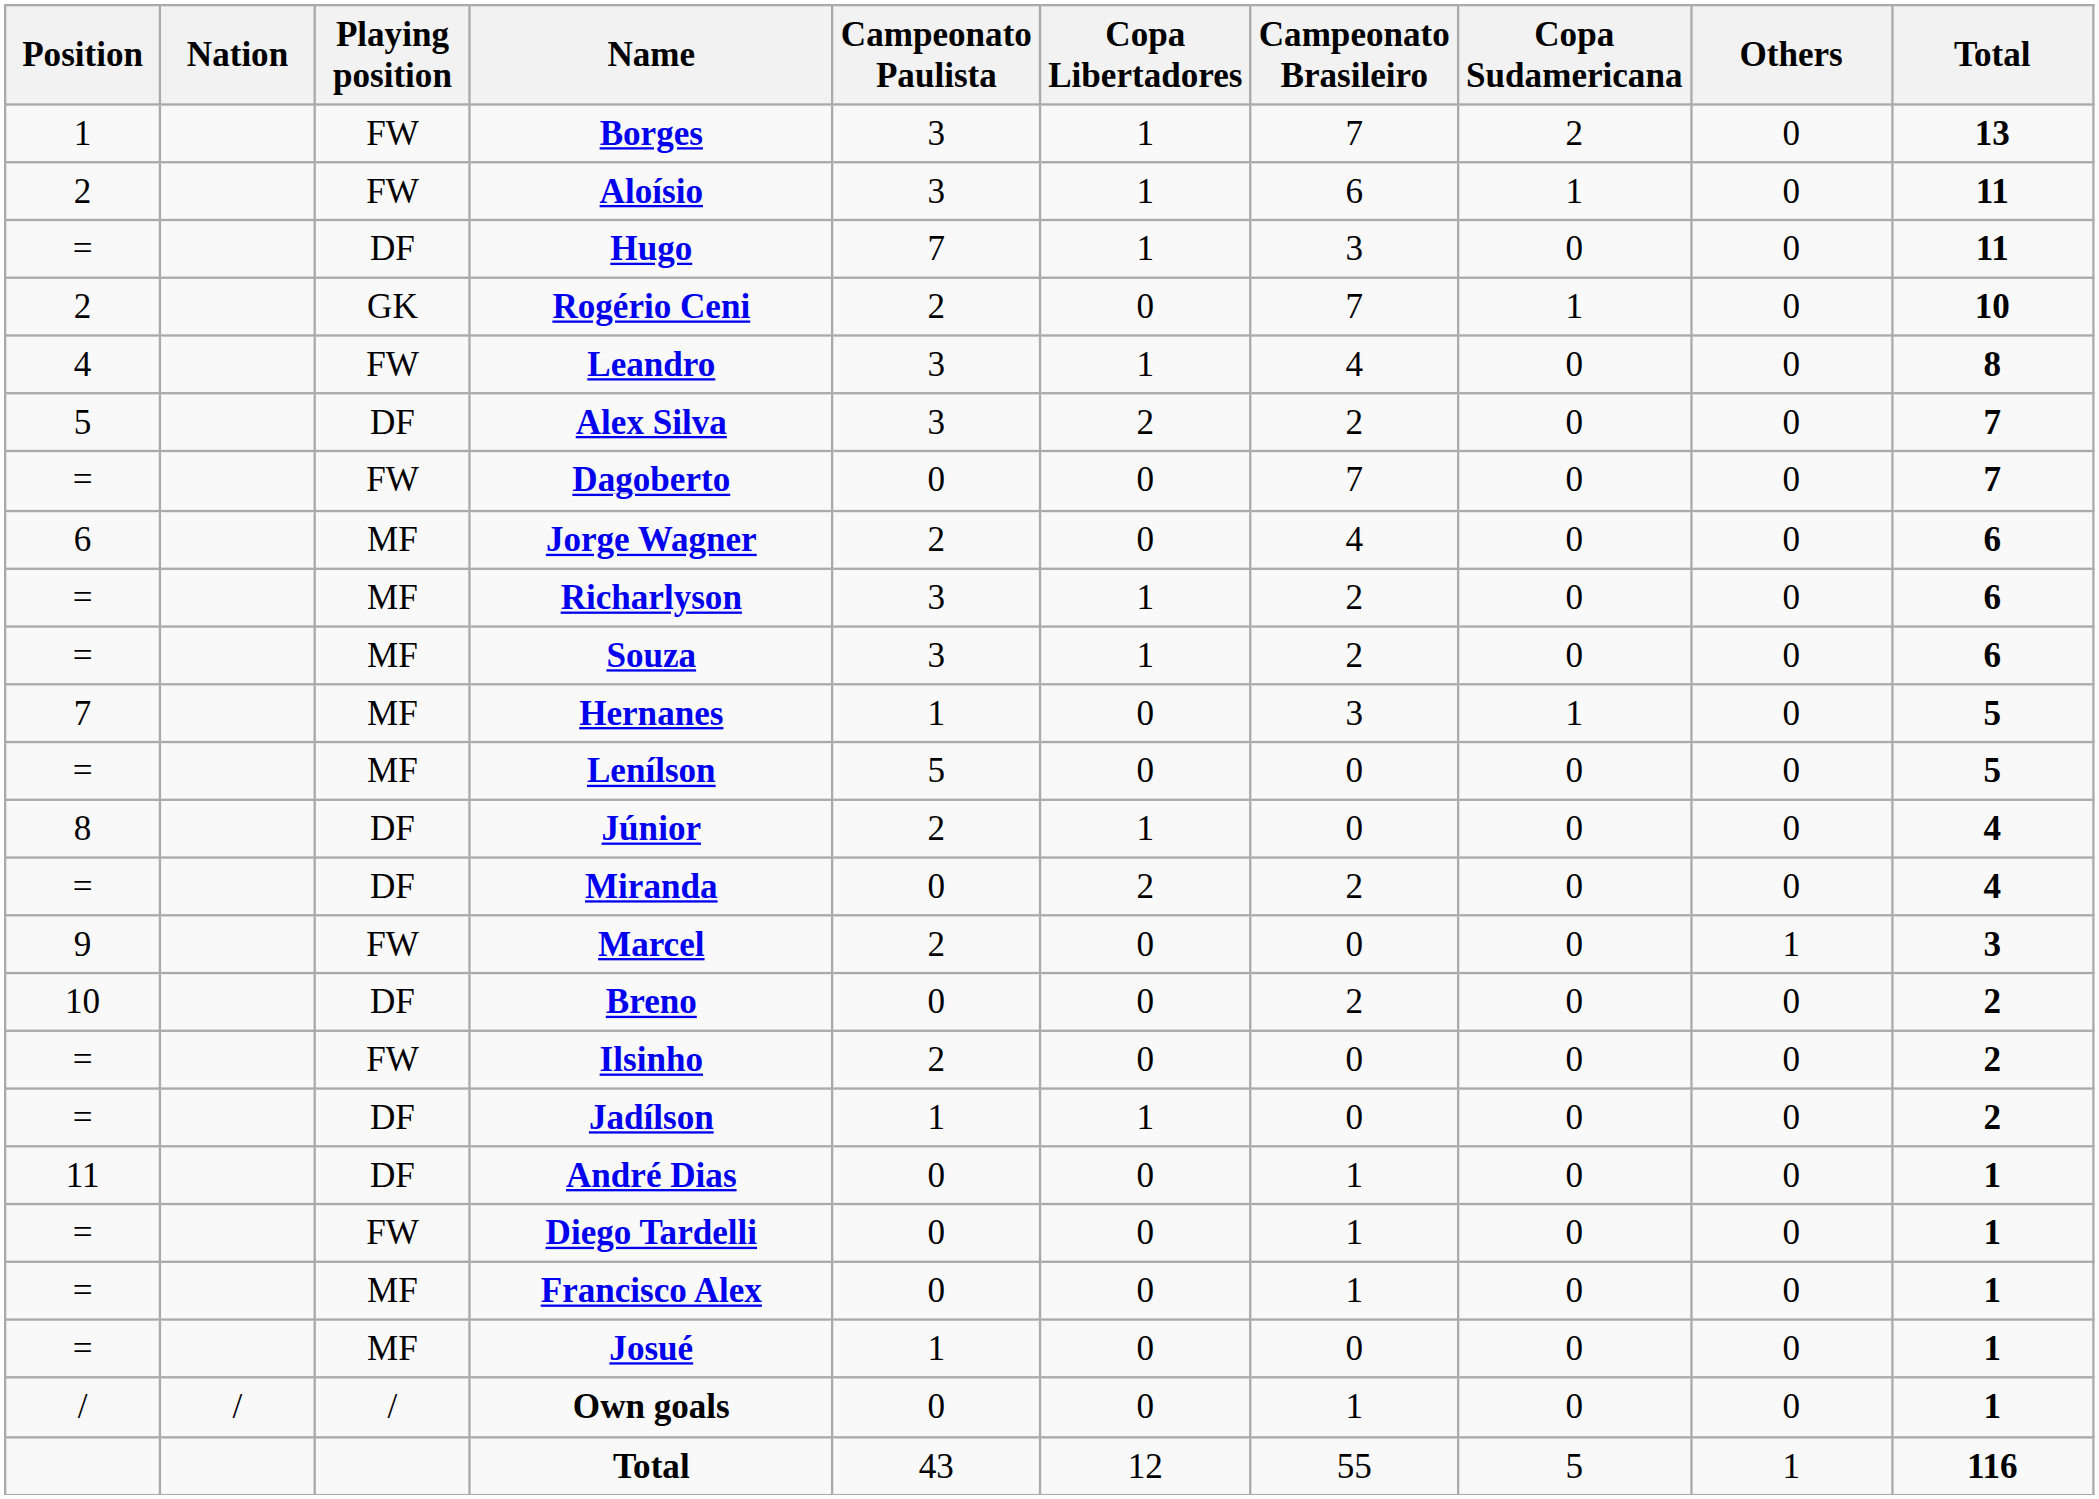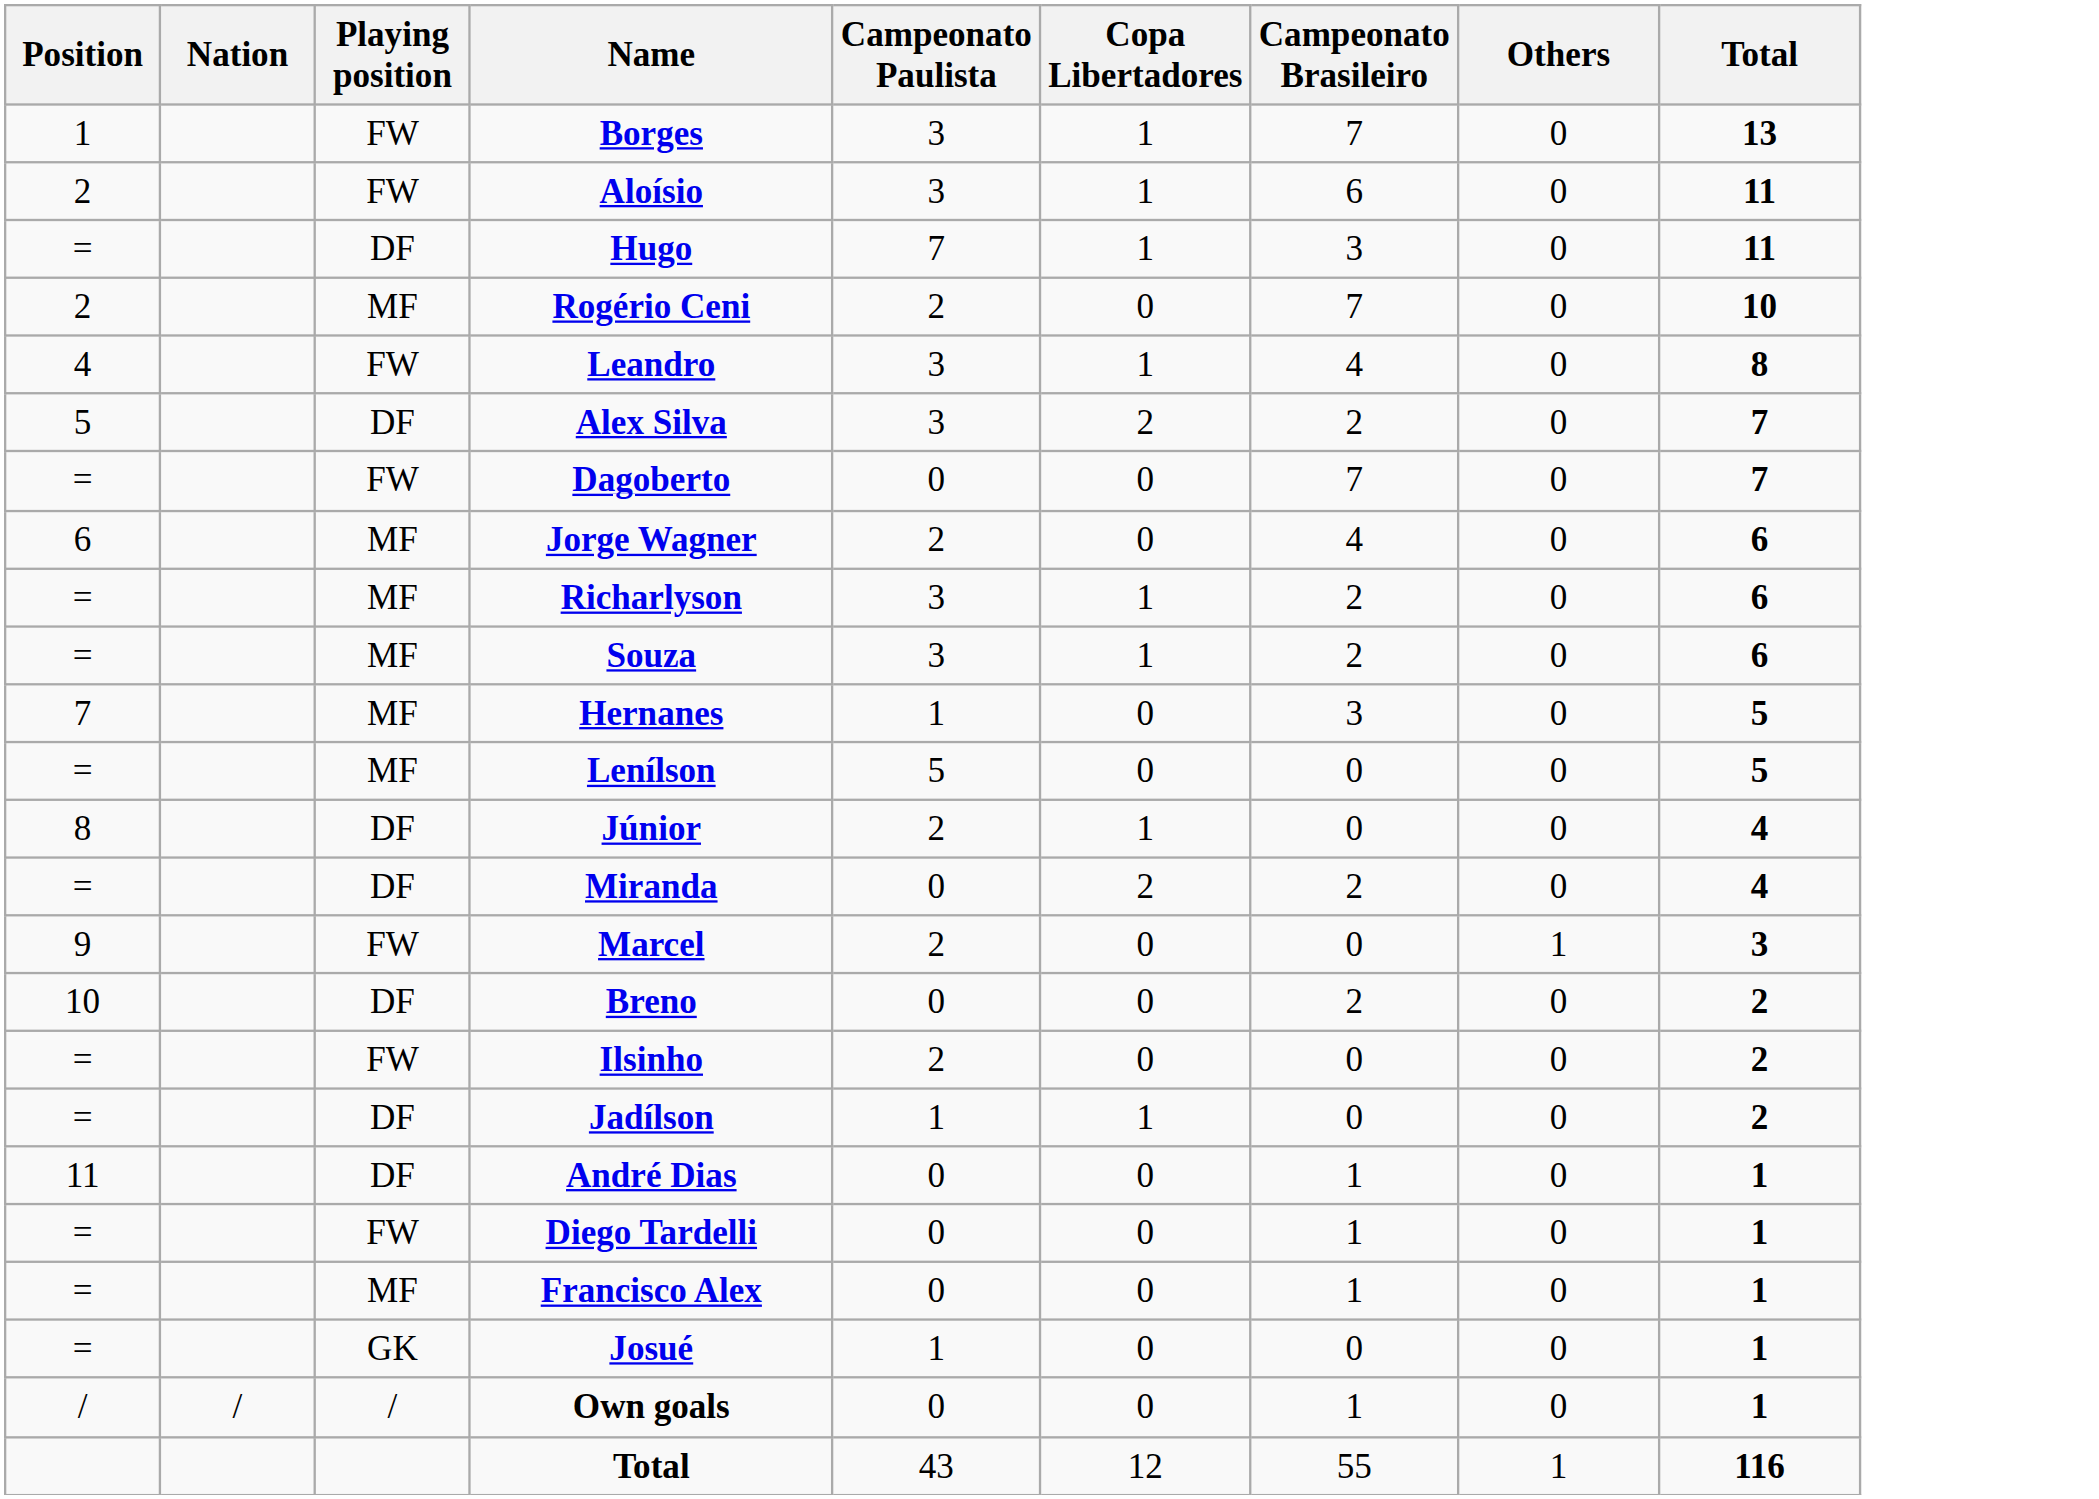- column: (1574, 54)
(392, 306) GK -> (392, 306) MF
(392, 1348) MF -> (392, 1348) GK
